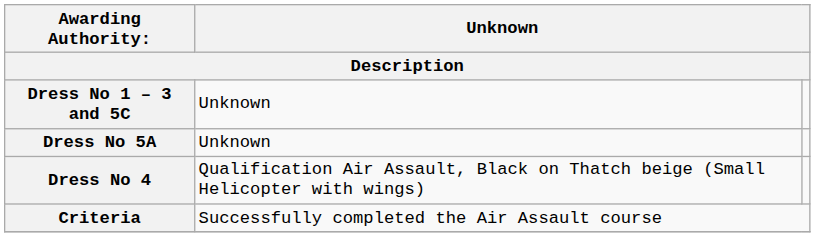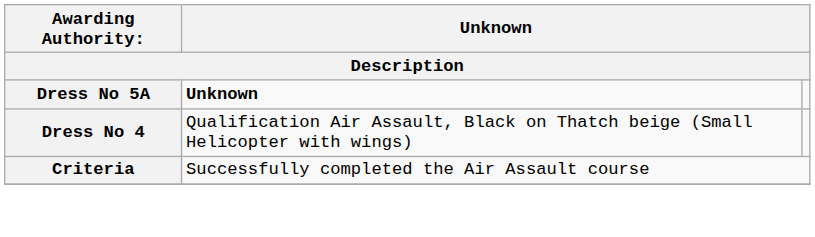- row: (100, 104)
(235, 142) normal -> (222, 94) bold
